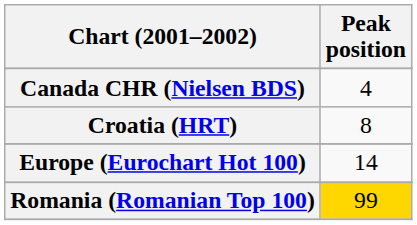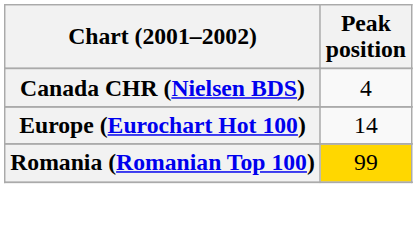- row: (162, 125)
